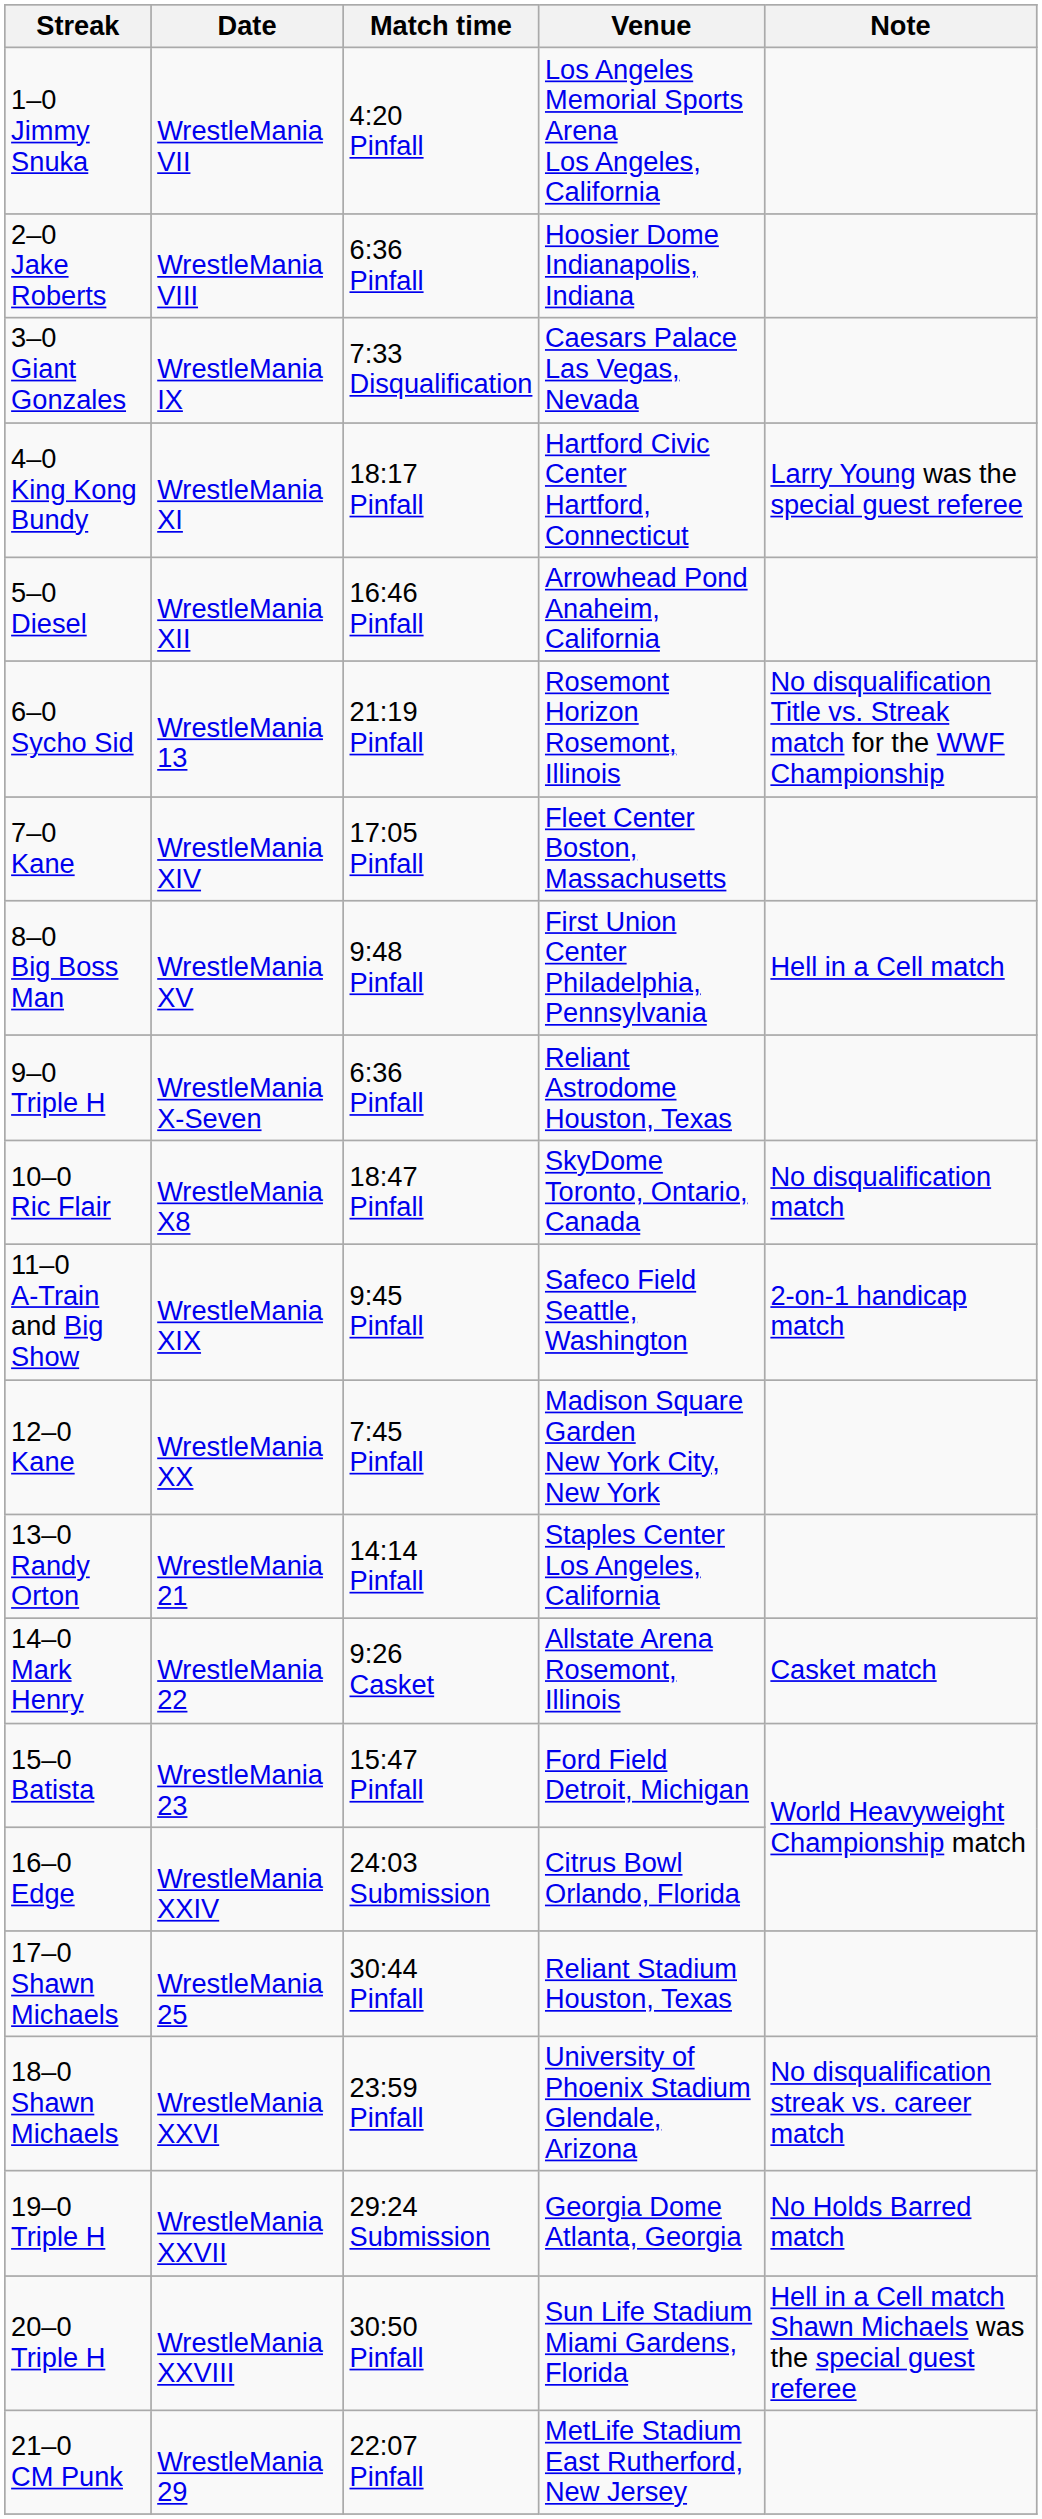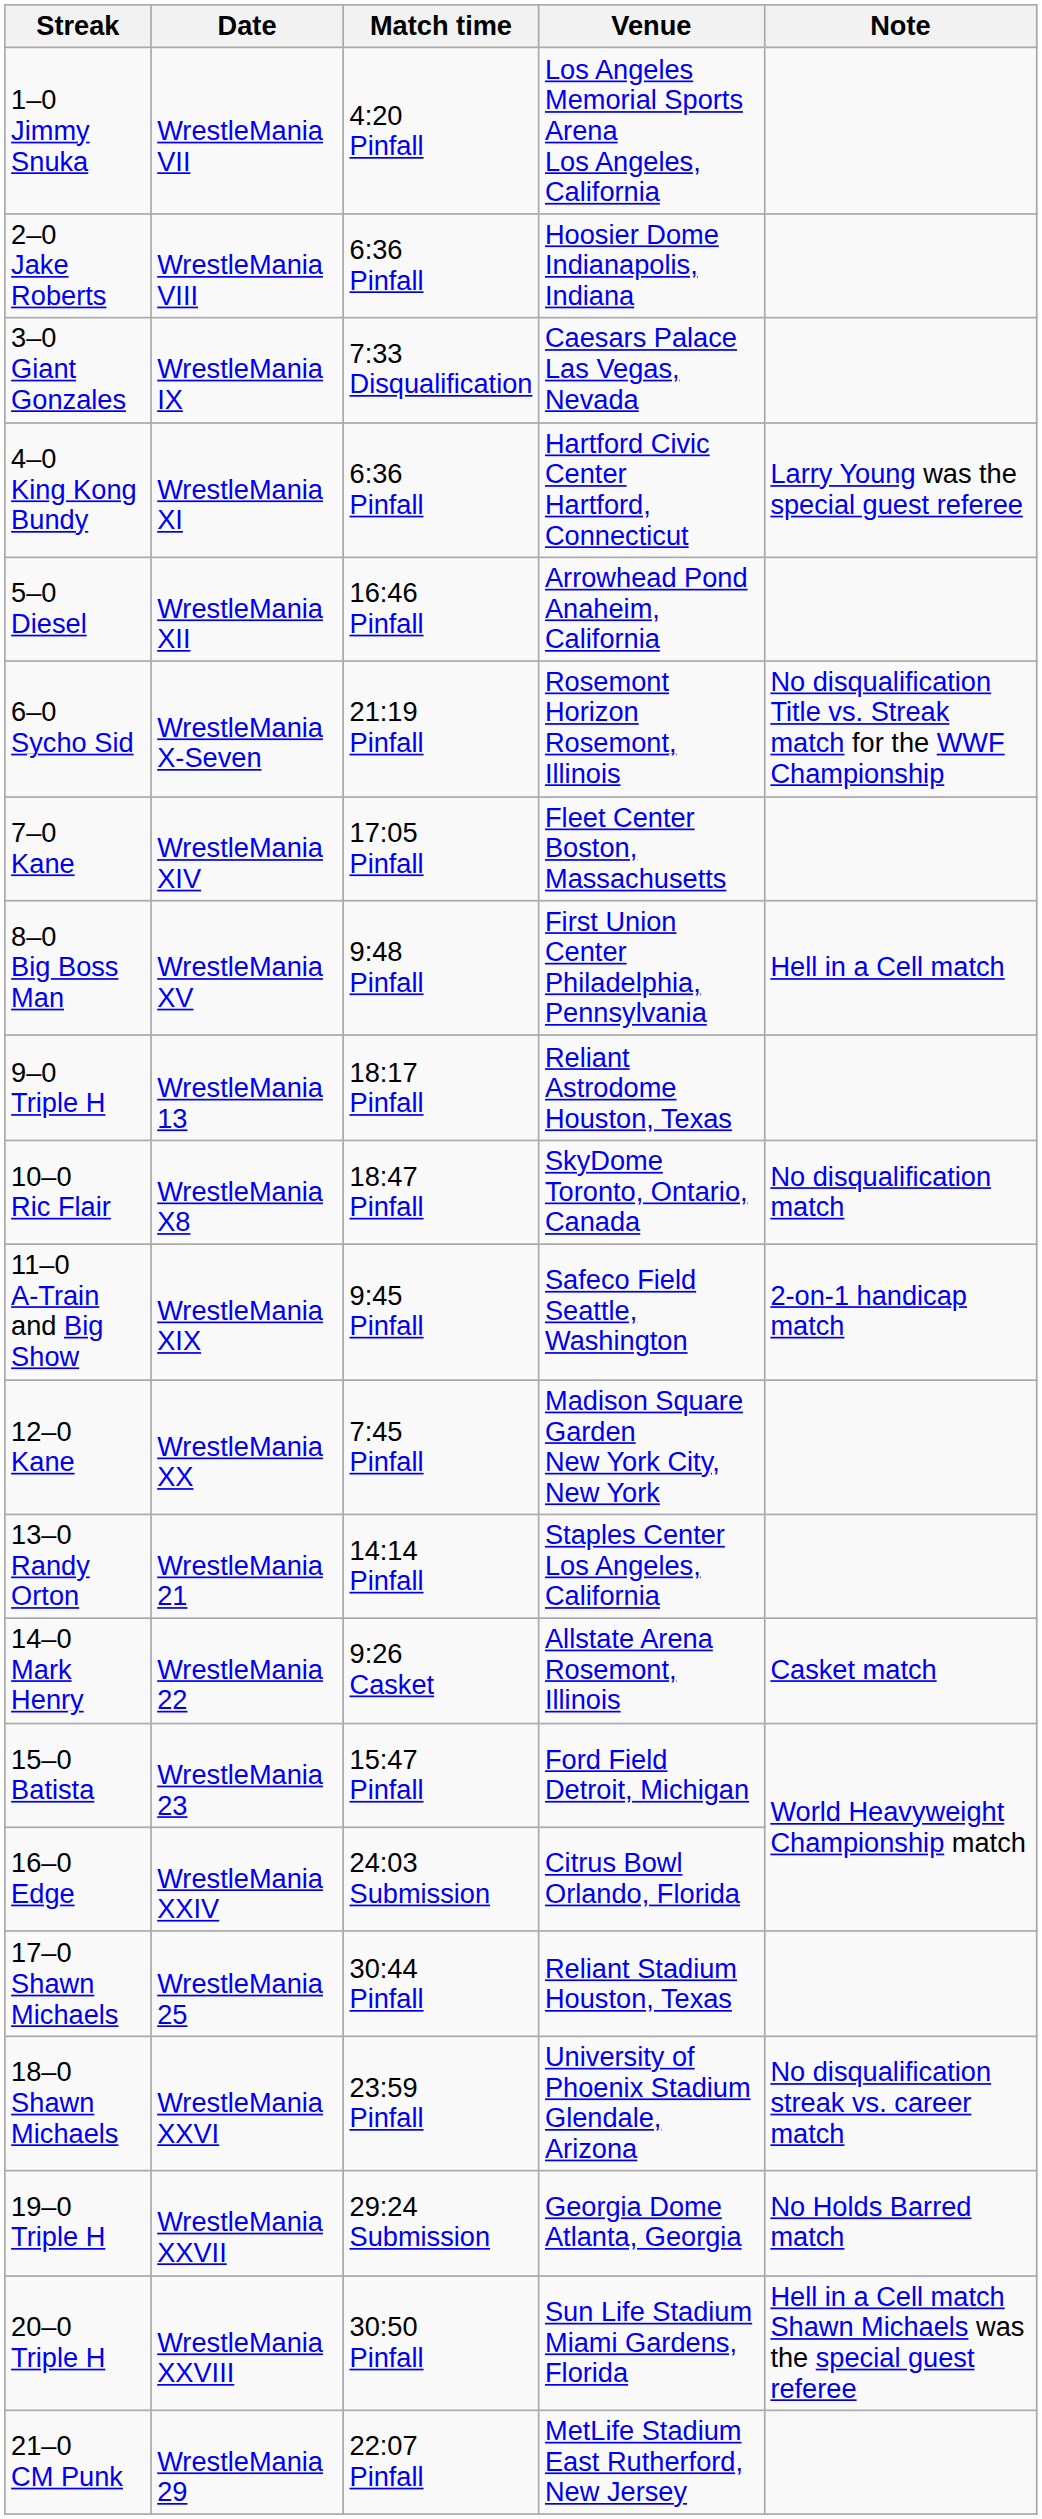(387, 489) 18:17 Pinfall -> (387, 489) 6:36 Pinfall
(240, 743) WrestleMania 13 -> (240, 743) WrestleMania X-Seven
(240, 1102) WrestleMania X-Seven -> (240, 1102) WrestleMania 13
(387, 1087) 6:36 Pinfall -> (387, 1087) 18:17 Pinfall
